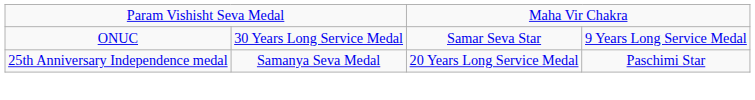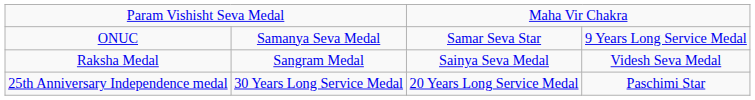(319, 38) 30 Years Long Service Medal -> (319, 38) Samanya Seva Medal
+ row: (118, 60)
(319, 60) Samanya Seva Medal -> (319, 83) 30 Years Long Service Medal
